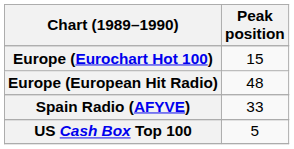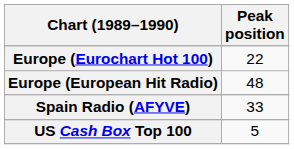(255, 58) 15 -> (255, 58) 22
